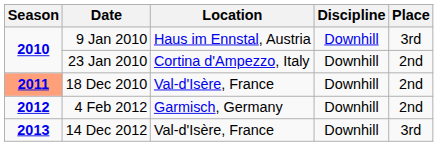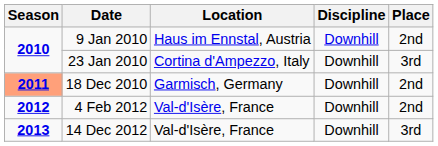(411, 38) 3rd -> (411, 38) 2nd
(411, 61) 2nd -> (411, 61) 3rd
(214, 84) Val-d'Isère, France -> (218, 84) Garmisch, Germany
(218, 107) Garmisch, Germany -> (214, 107) Val-d'Isère, France
